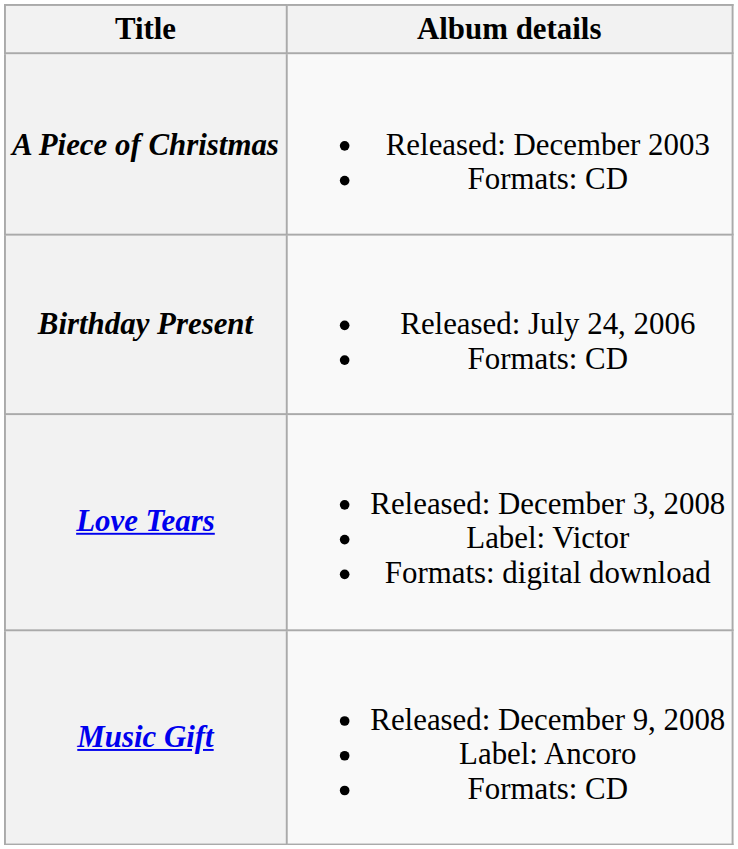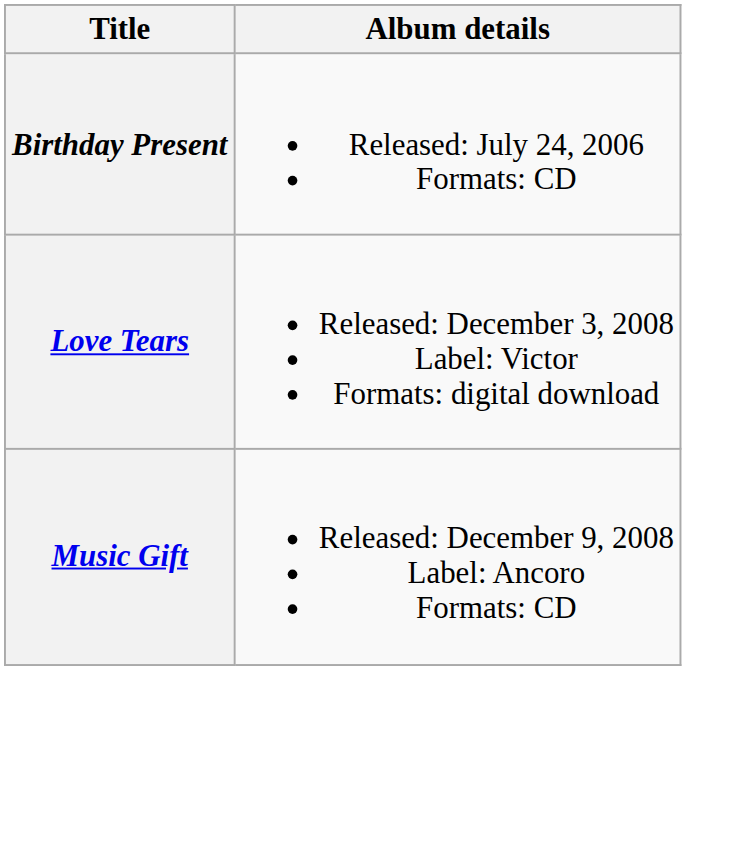- row: (145, 143)
